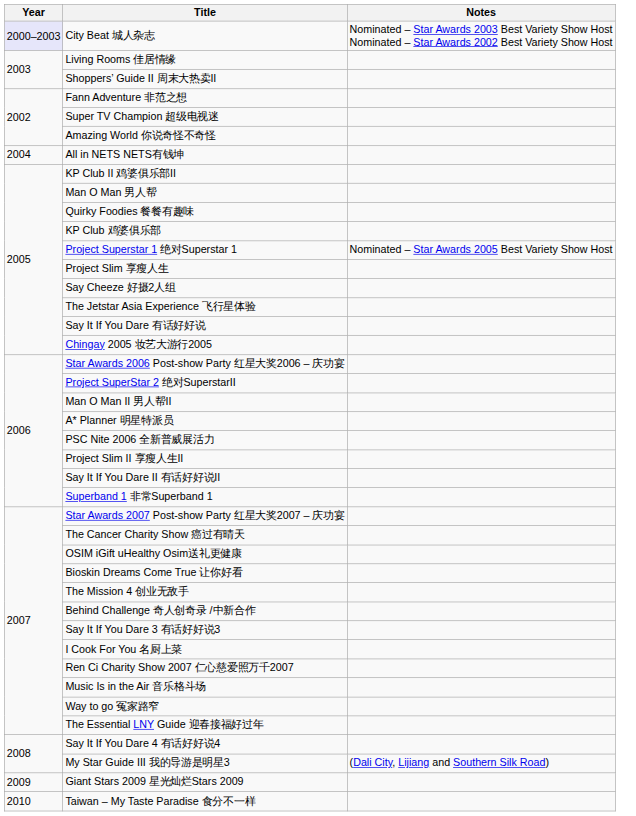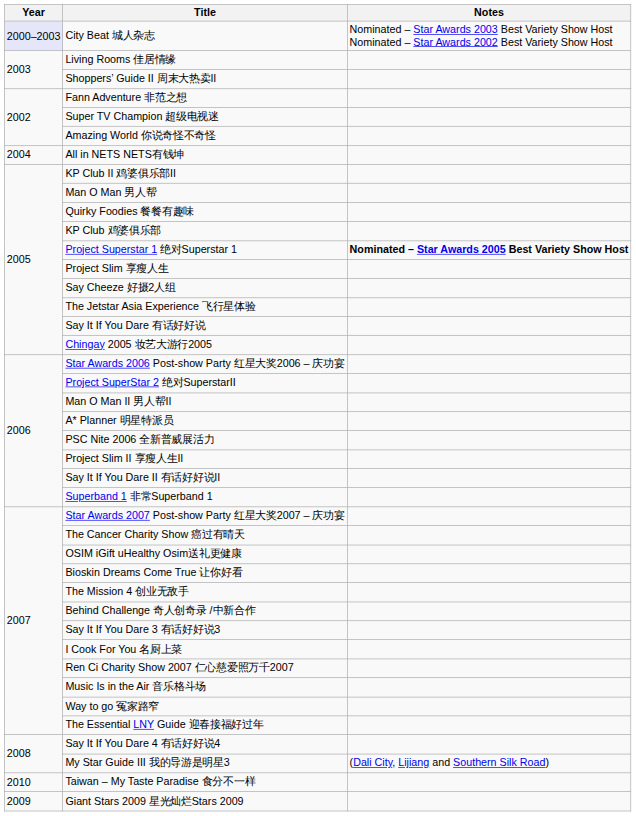(481, 250) normal -> (489, 250) bold
rows swapped: (154, 782) <-> (160, 801)
